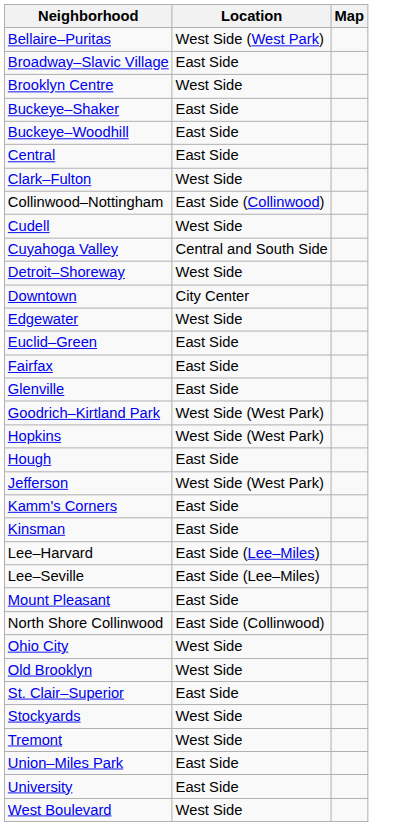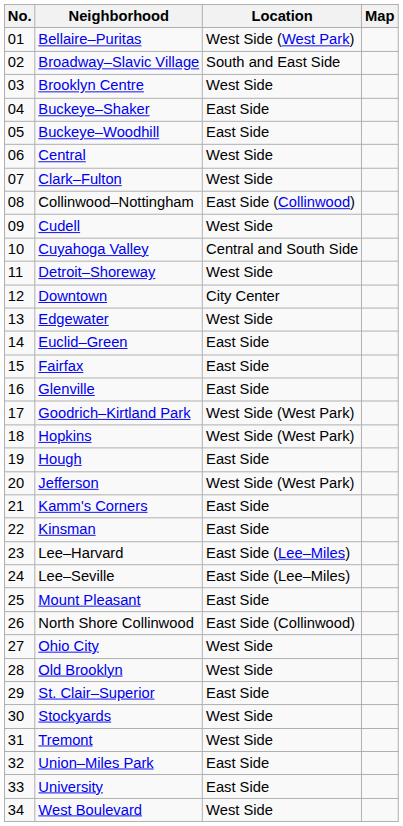+ column: (20, 16)
(207, 62) East Side -> (273, 62) South and East Side
(207, 156) East Side -> (239, 156) West Side
